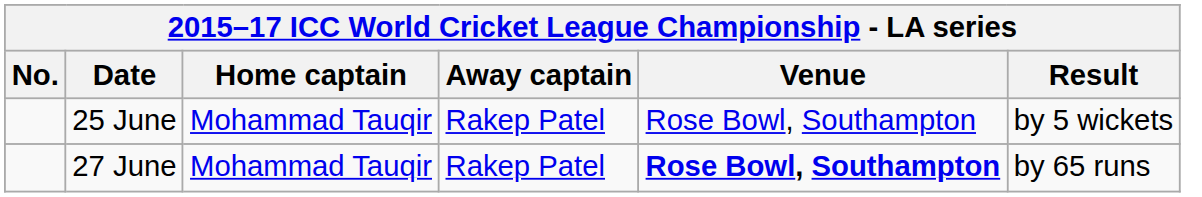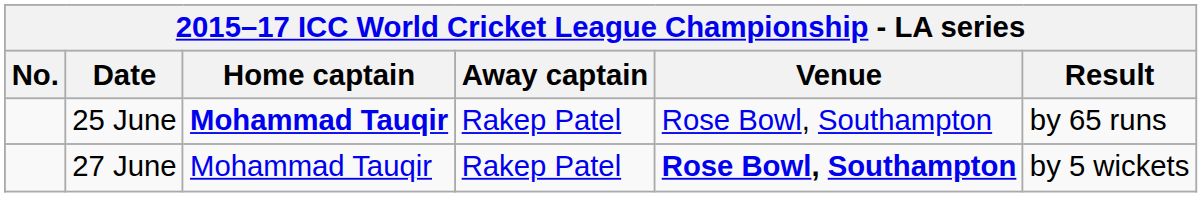(311, 120) normal -> (319, 120) bold
(1093, 120) by 5 wickets -> (1098, 120) by 65 runs
(1082, 167) by 65 runs -> (1110, 167) by 5 wickets
